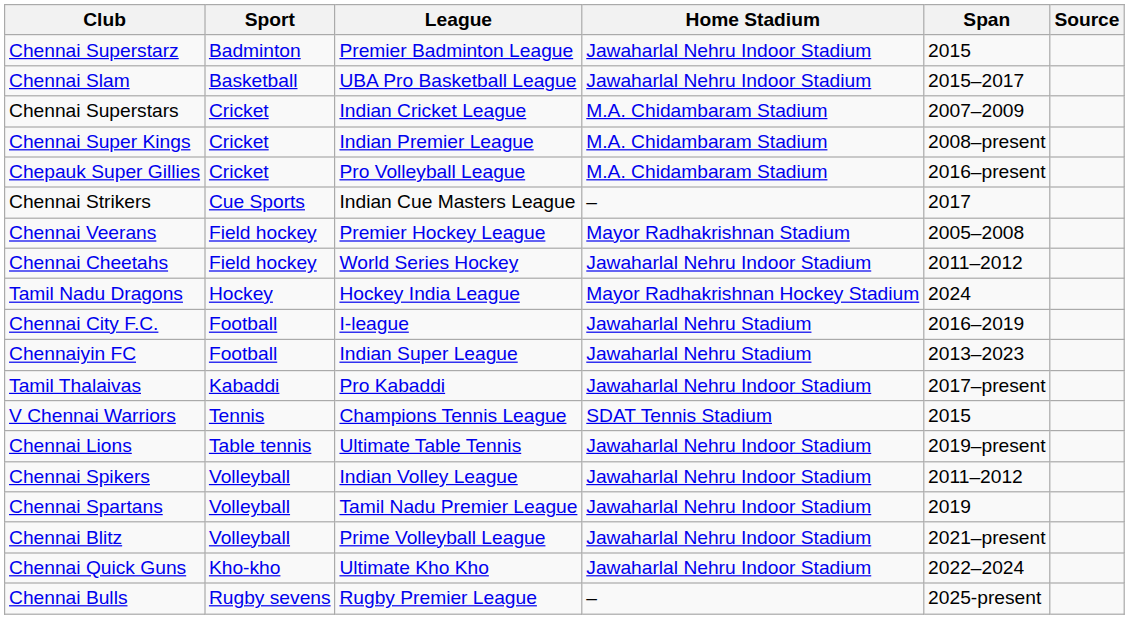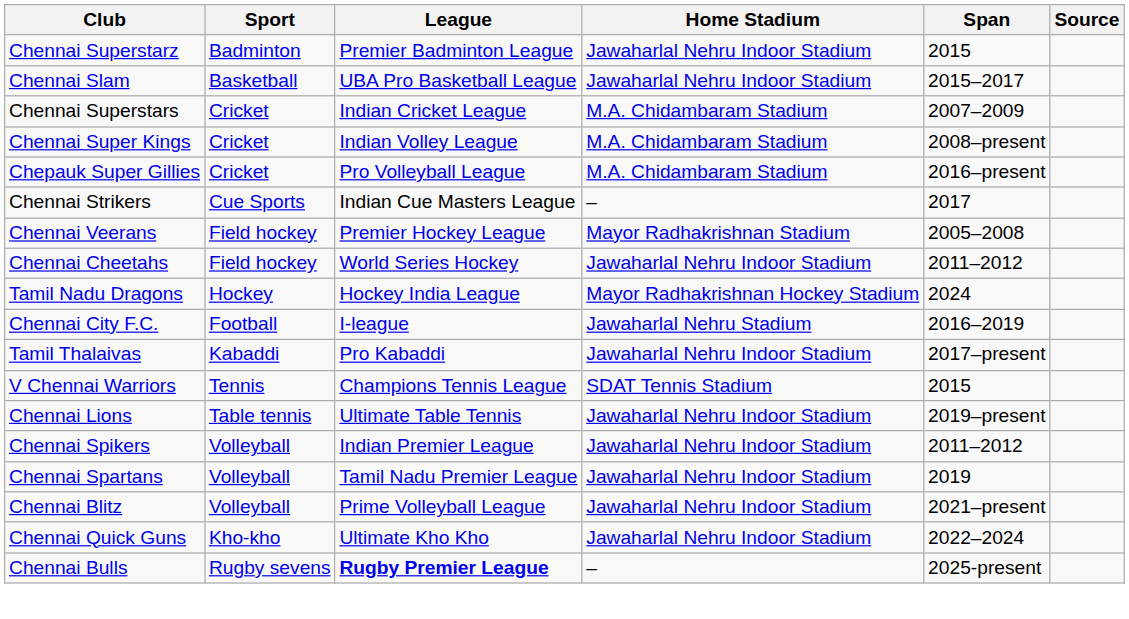(437, 141) Indian Premier League -> (429, 141) Indian Volley League
- row: (73, 354)
(429, 476) Indian Volley League -> (437, 446) Indian Premier League
(438, 598) normal -> (444, 567) bold
